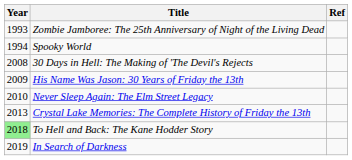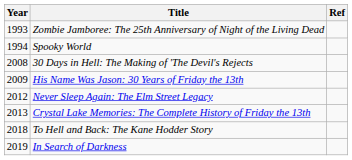(17, 96) 2010 -> (17, 96) 2012
(17, 130) lightgreen background -> (17, 130) no background
